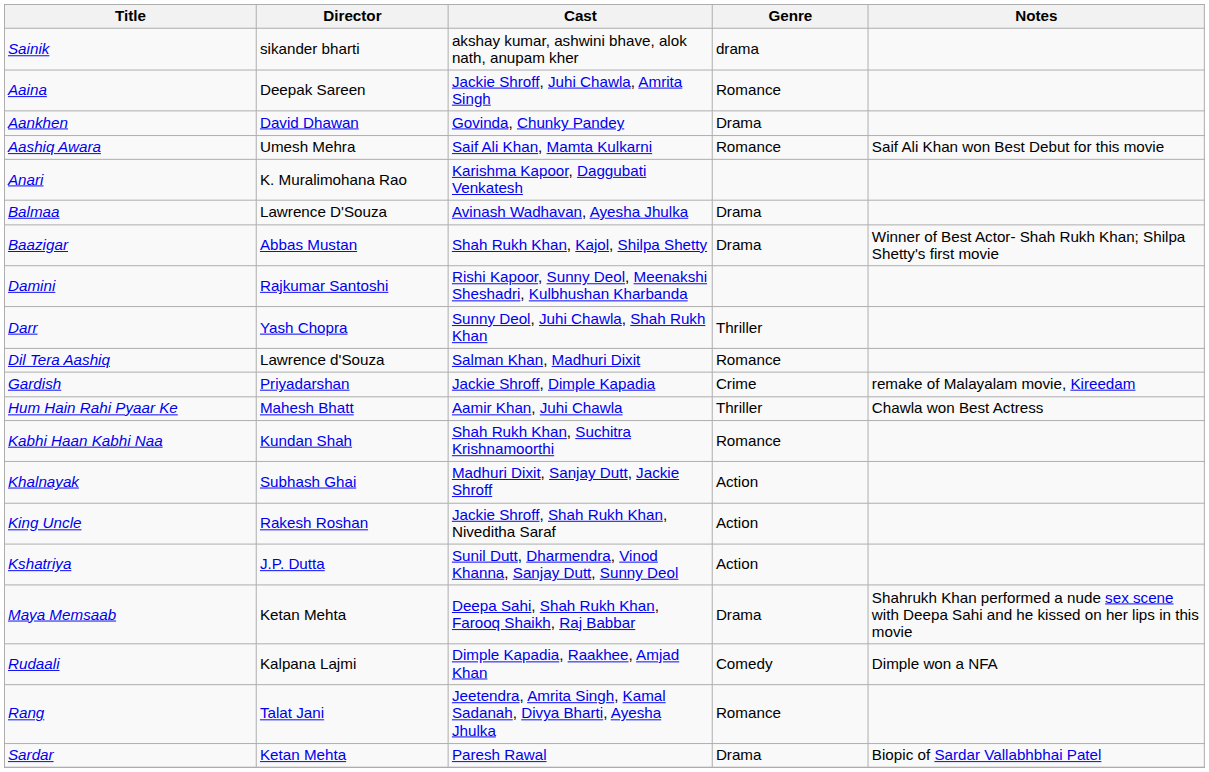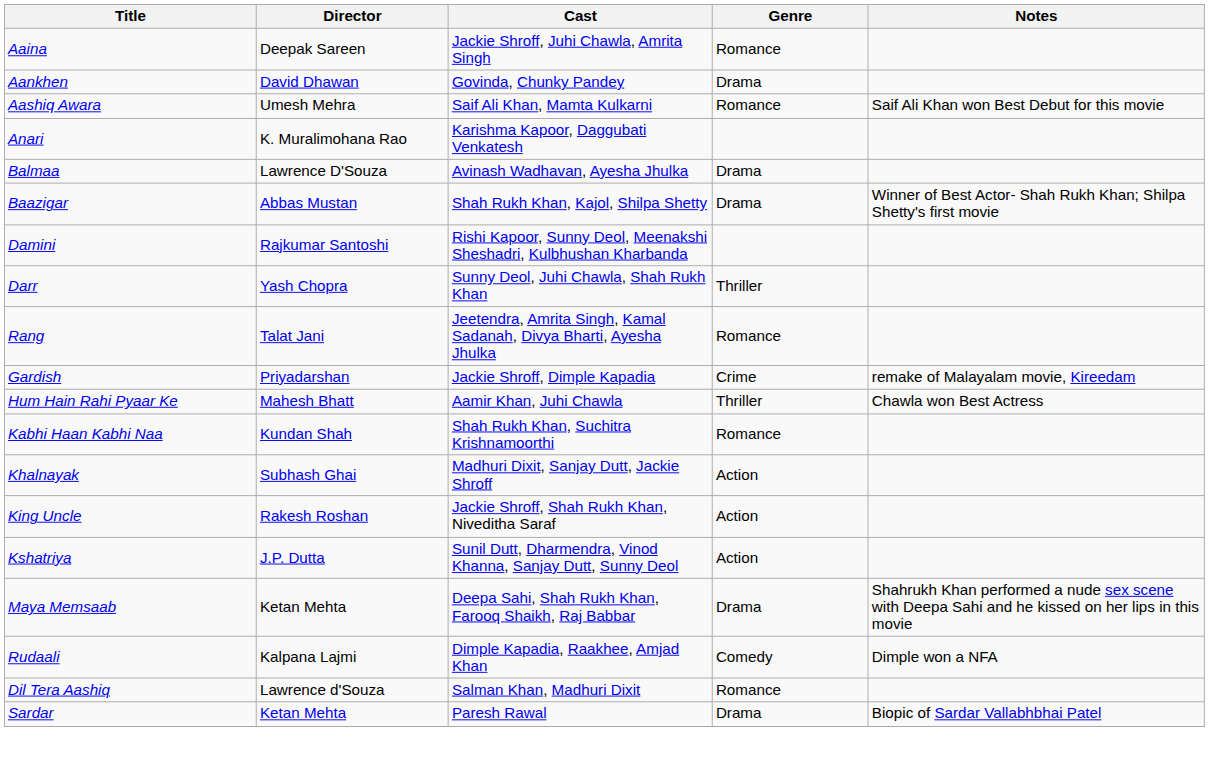- row: (29, 49)
rows swapped: (59, 360) <-> (26, 713)
